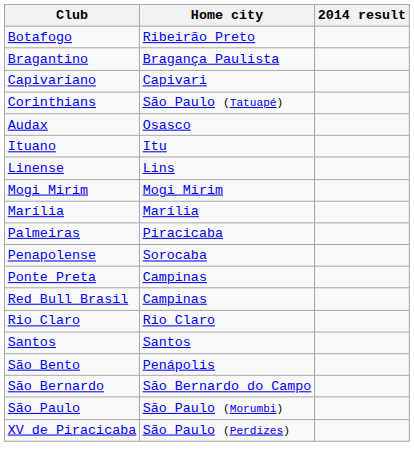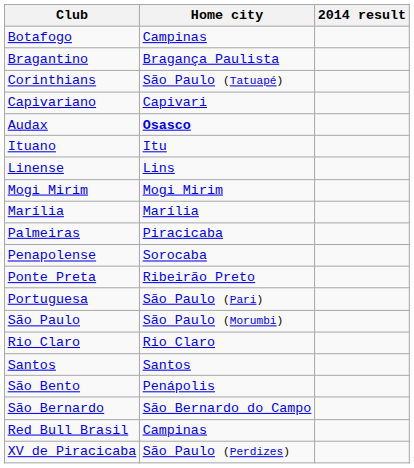(199, 37) Ribeirão Preto -> (175, 37) Campinas
rows swapped: (52, 81) <-> (52, 103)
(167, 125) normal -> (167, 125) bold
(175, 277) Campinas -> (199, 277) Ribeirão Preto
+ row: (48, 299)
rows swapped: (68, 299) <-> (44, 408)
